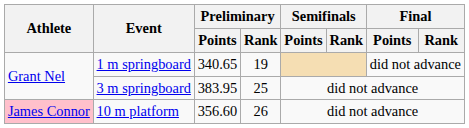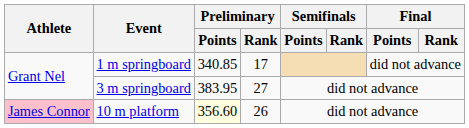(217, 64) 340.65 -> (217, 64) 340.85
(261, 64) 19 -> (261, 64) 17
(261, 88) 25 -> (261, 88) 27
(217, 111) no background -> (217, 111) lightyellow background
